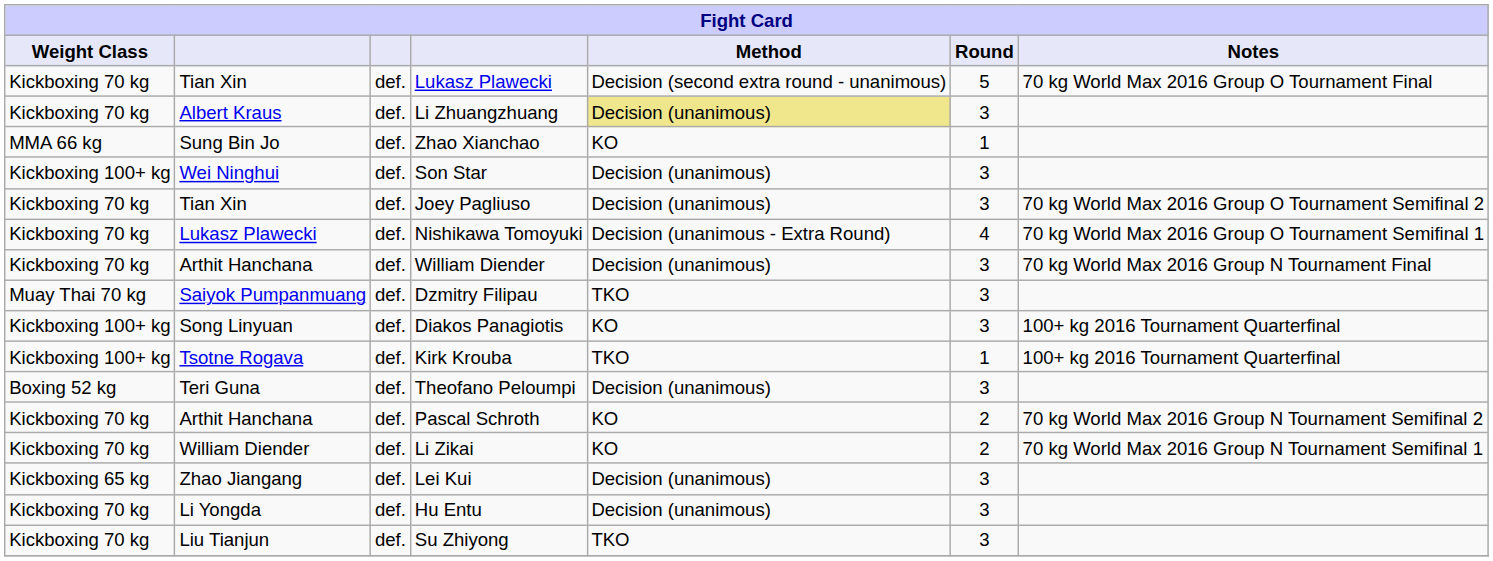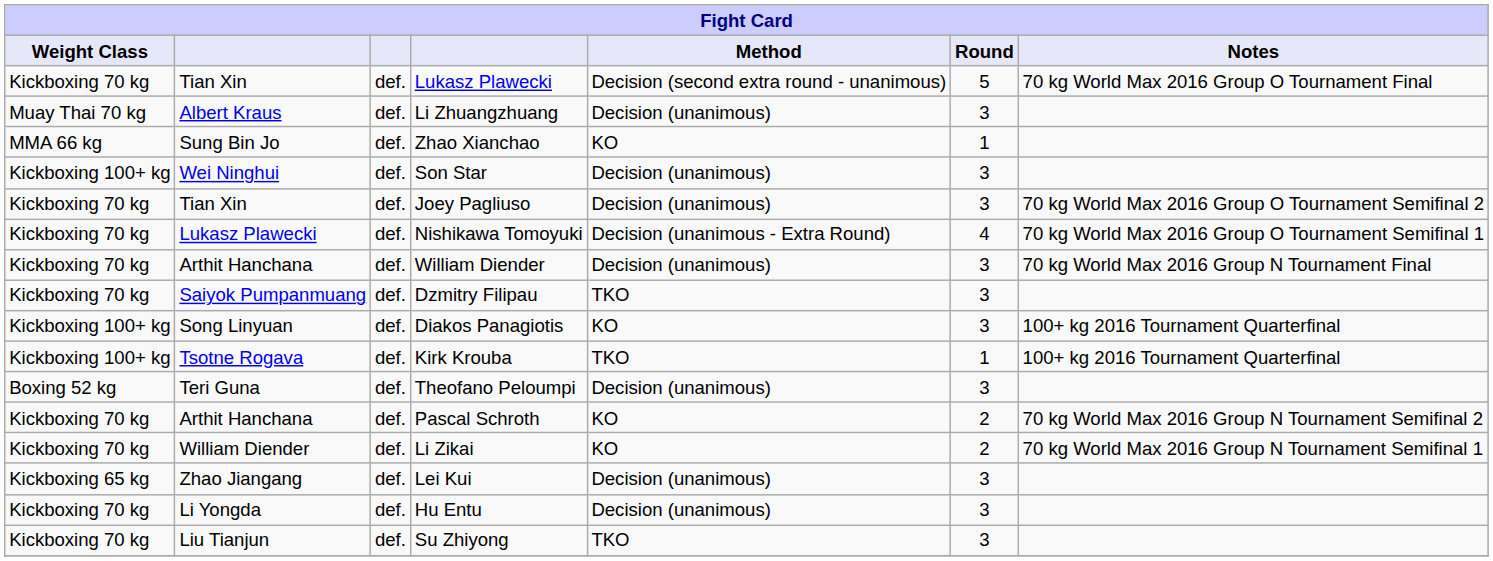(79, 112) Kickboxing 70 kg -> (78, 112) Muay Thai 70 kg
(681, 112) khaki background -> (681, 112) no background
(78, 295) Muay Thai 70 kg -> (79, 295) Kickboxing 70 kg
